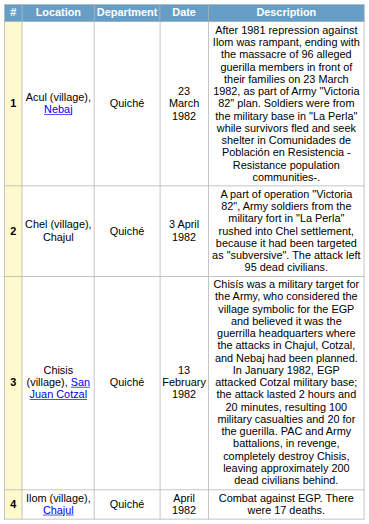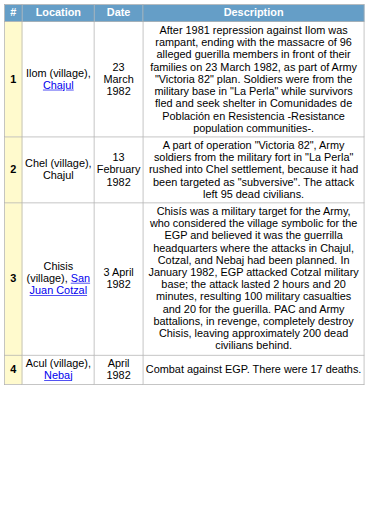- column: (127, 13)
(58, 103) Acul (village), Nebaj -> (58, 79) Ilom (village), Chajul
(184, 231) 3 April 1982 -> (119, 170) 13 February 1982
(184, 383) 13 February 1982 -> (119, 279) 3 April 1982
(58, 504) Ilom (village), Chajul -> (58, 369) Acul (village), Nebaj
